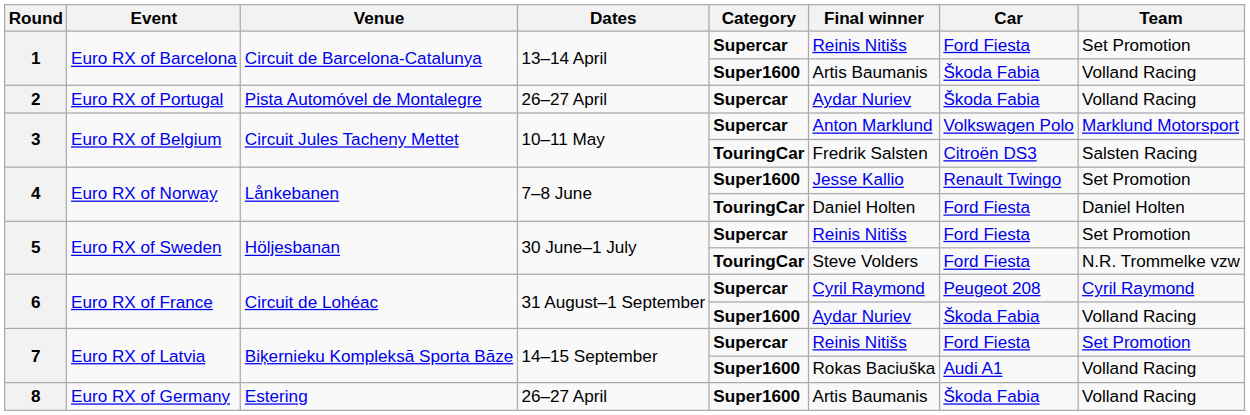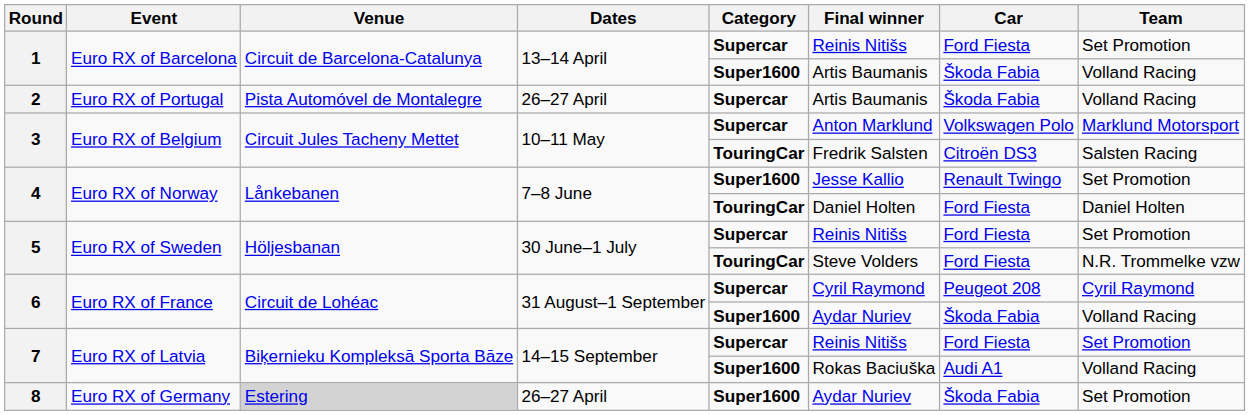(862, 99) Aydar Nuriev -> (870, 99) Artis Baumanis
(276, 396) no background -> (276, 396) lightgrey background
(870, 396) Artis Baumanis -> (862, 396) Aydar Nuriev
(1139, 396) Volland Racing -> (1136, 396) Set Promotion
